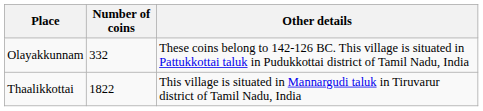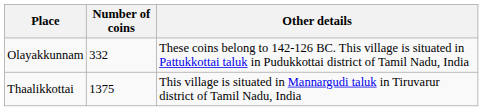(102, 89) 1822 -> (102, 89) 1375
